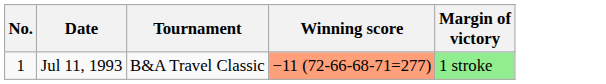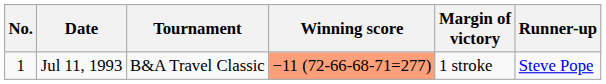+ column: (558, 28)
(466, 65) lightgreen background -> (466, 65) no background
